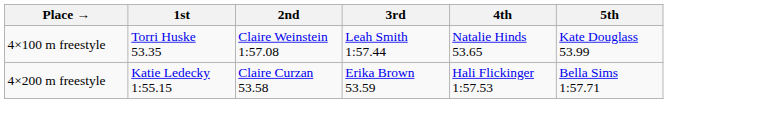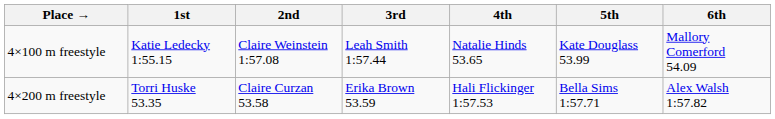+ column: (717, 15)
(164, 44) Torri Huske 53.35 -> (171, 51) Katie Ledecky 1:55.15
(171, 80) Katie Ledecky 1:55.15 -> (164, 95) Torri Huske 53.35
